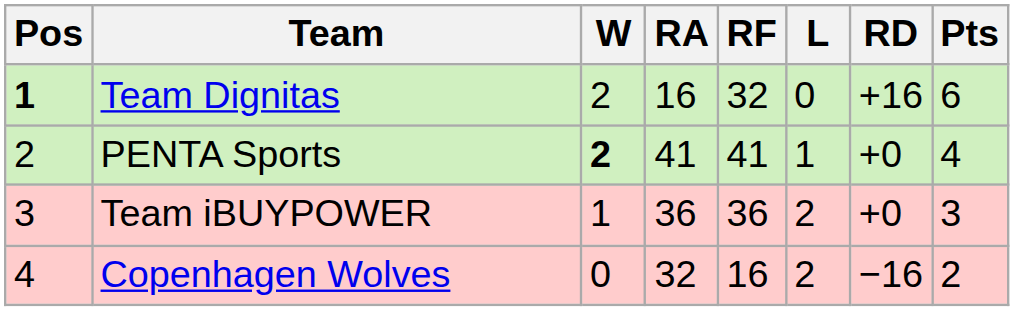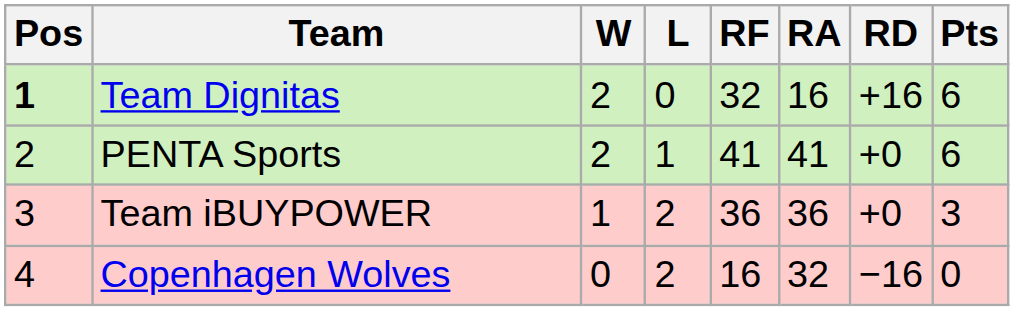columns swapped: (818, 34) <-> (682, 34)
(600, 154) bold -> (600, 154) normal
(951, 154) 4 -> (951, 154) 6
(951, 273) 2 -> (951, 273) 0
